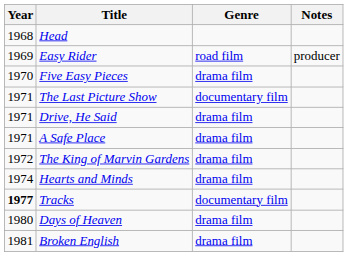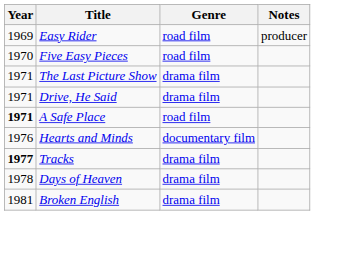- row: (53, 35)
(224, 76) drama film -> (186, 55) road film
(242, 96) documentary film -> (191, 76) drama film
(20, 138) normal -> (20, 117) bold
(224, 138) drama film -> (186, 117) road film
- row: (114, 158)
(20, 179) 1974 -> (20, 138) 1976
(224, 179) drama film -> (209, 138) documentary film
(242, 199) documentary film -> (191, 158) drama film
(20, 220) 1980 -> (20, 179) 1978
